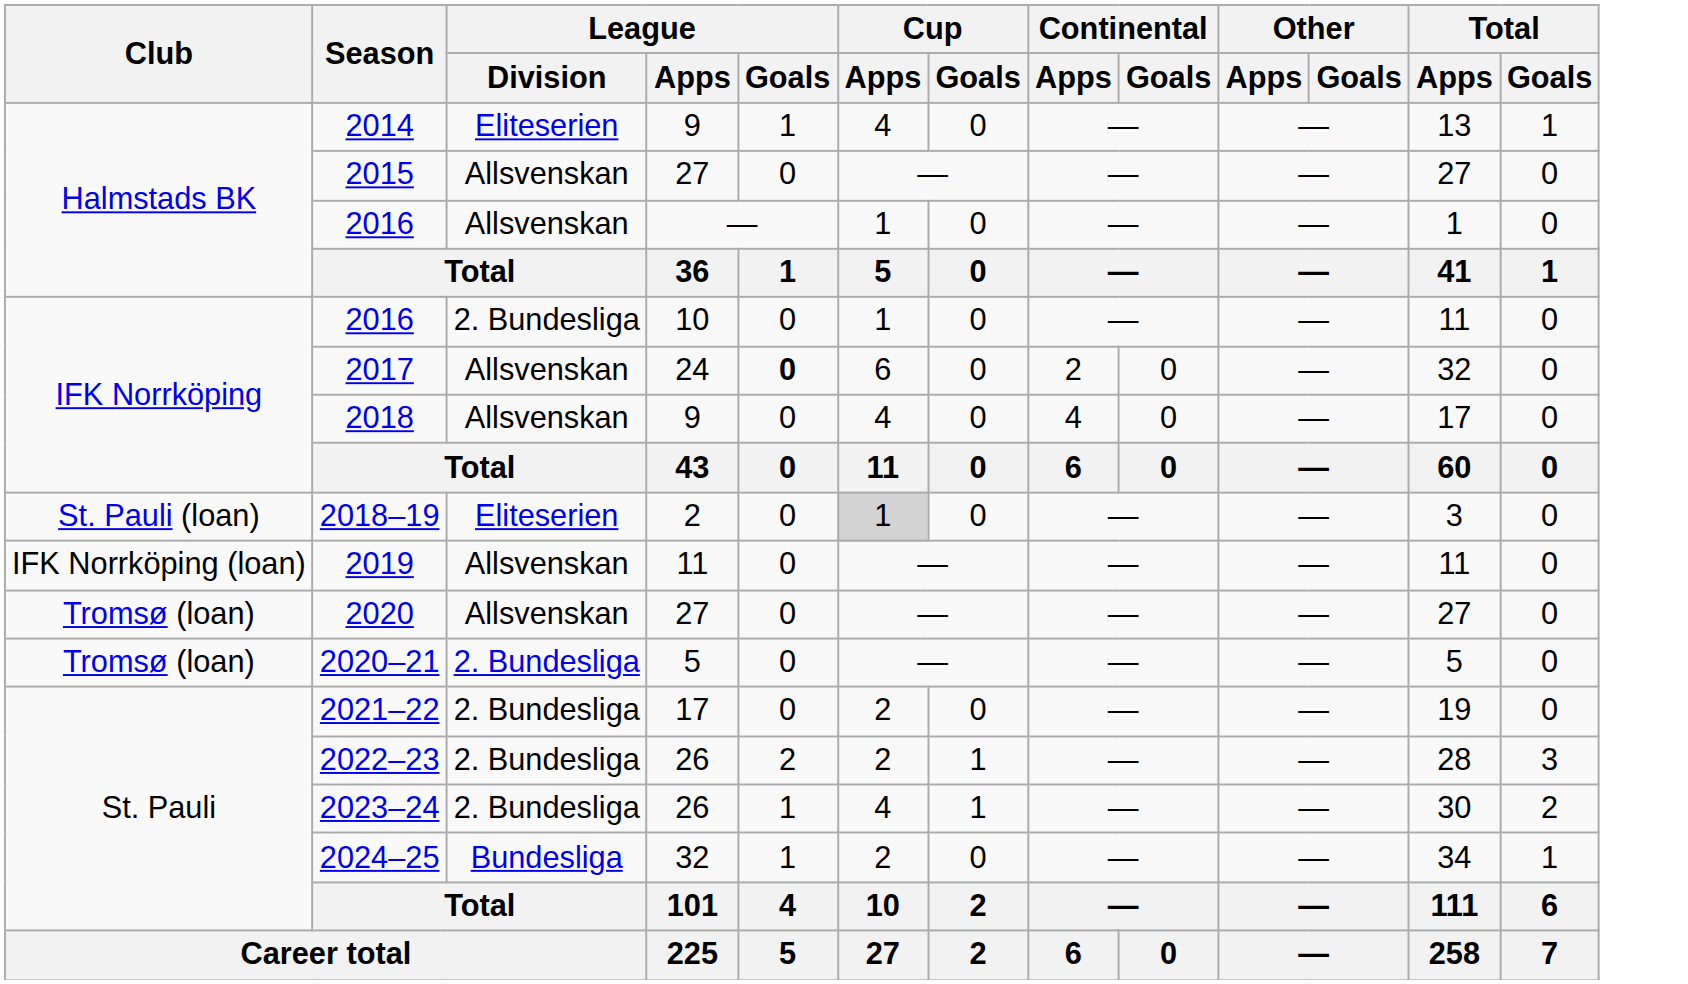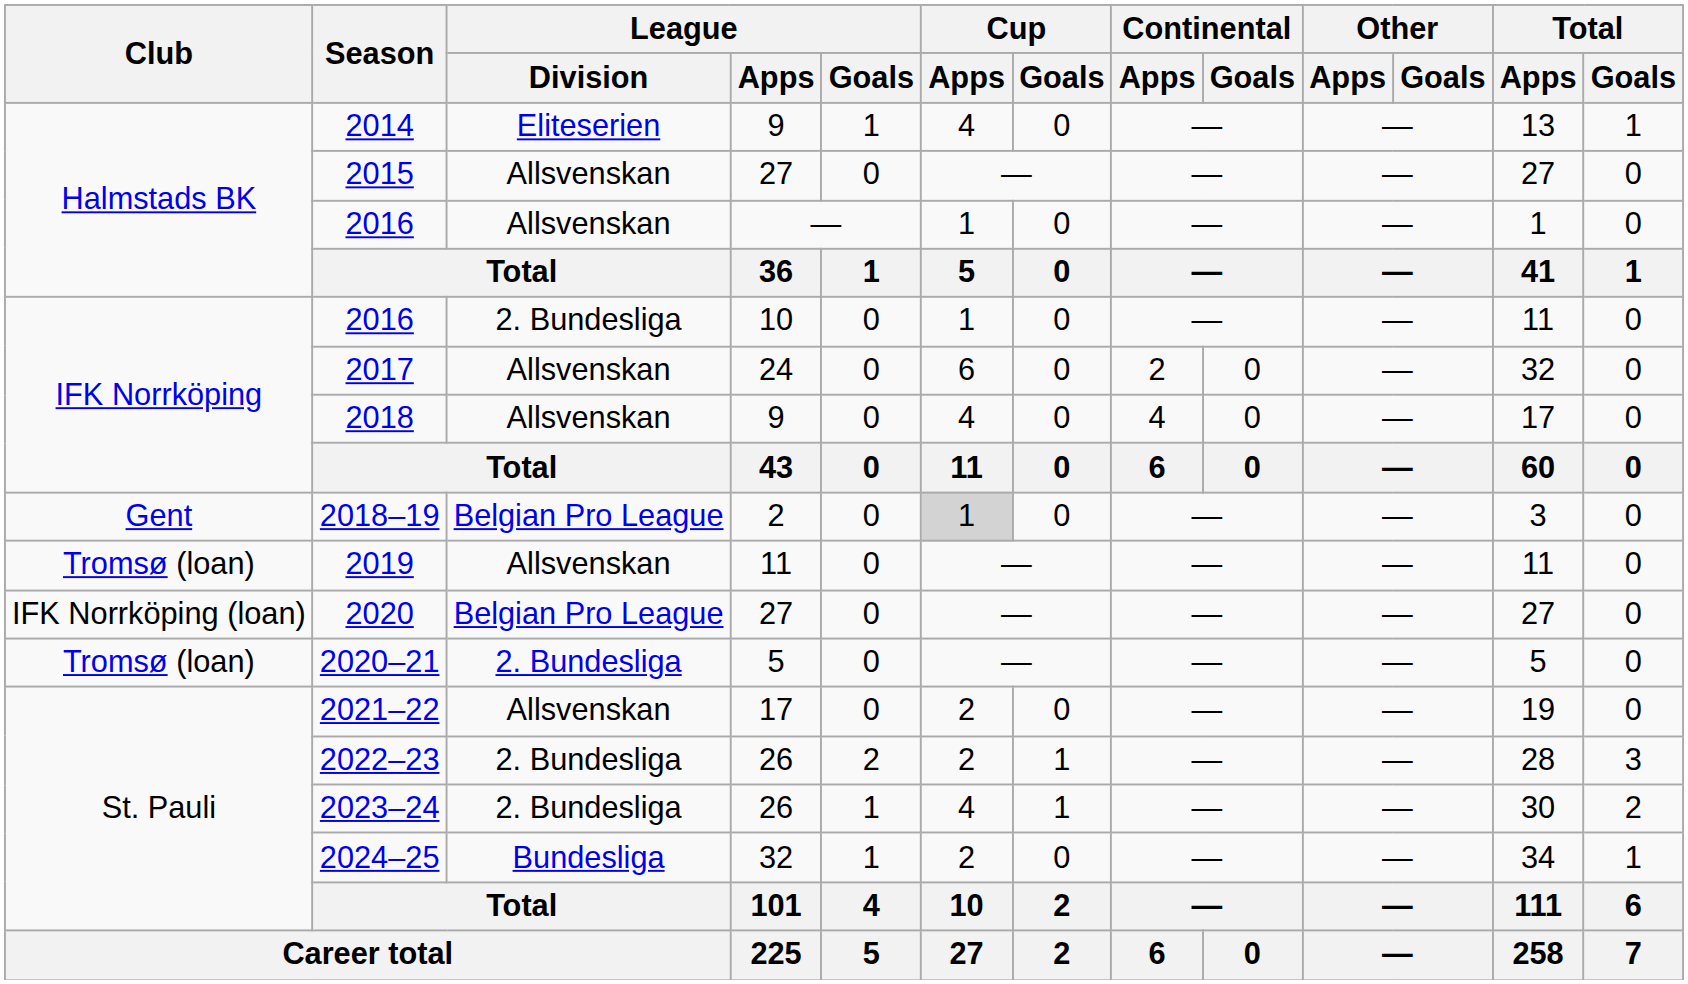(788, 369) bold -> (871, 369) normal
(159, 516) St. Pauli (loan) -> (159, 516) Gent
(547, 516) Eliteserien -> (589, 516) Belgian Pro League
(159, 564) IFK Norrköping (loan) -> (159, 564) Tromsø (loan)
(159, 613) Tromsø (loan) -> (159, 613) IFK Norrköping (loan)
(547, 613) Allsvenskan -> (589, 613) Belgian Pro League
(547, 710) 2. Bundesliga -> (589, 710) Allsvenskan
